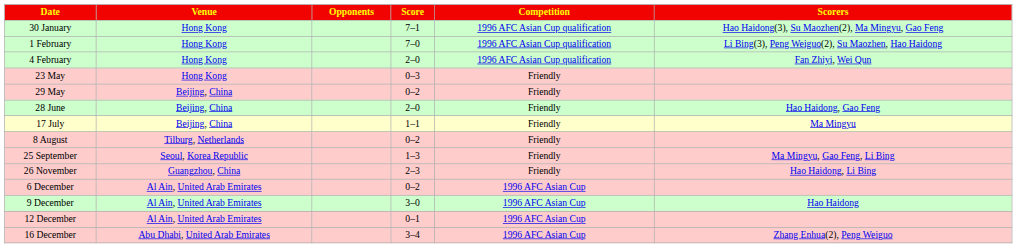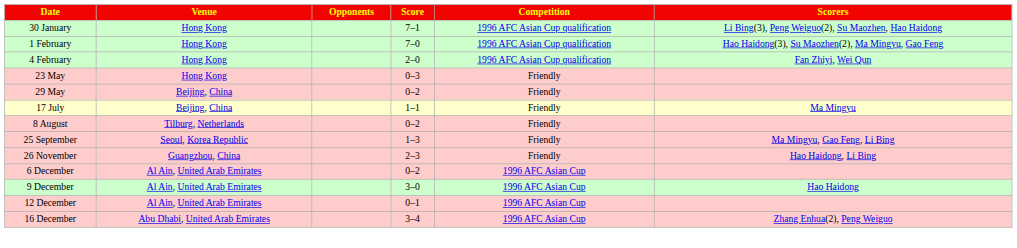(833, 28) Hao Haidong(3), Su Maozhen(2), Ma Mingyu, Gao Feng -> (833, 28) Li Bing(3), Peng Weiguo(2), Su Maozhen, Hao Haidong
(833, 44) Li Bing(3), Peng Weiguo(2), Su Maozhen, Hao Haidong -> (833, 44) Hao Haidong(3), Su Maozhen(2), Ma Mingyu, Gao Feng
- row: (50, 108)
